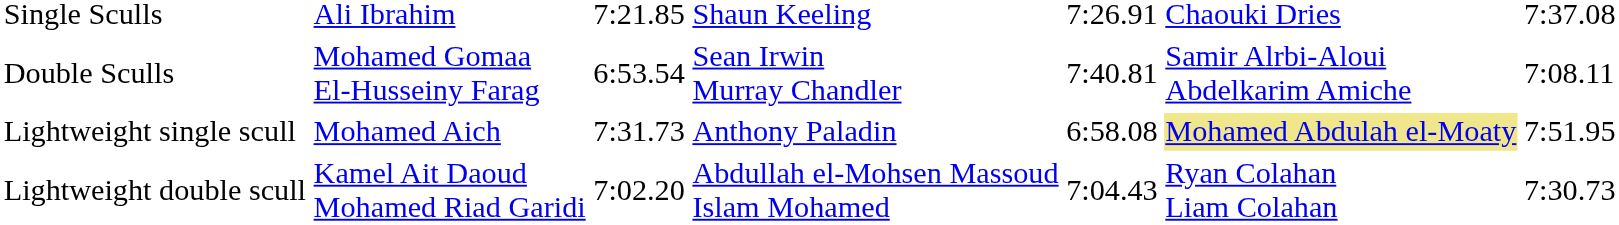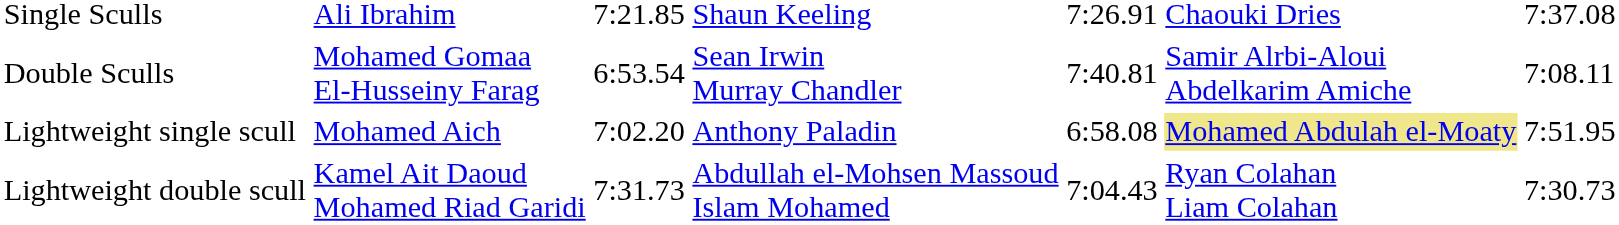(639, 131) 7:31.73 -> (639, 131) 7:02.20
(639, 190) 7:02.20 -> (639, 190) 7:31.73
